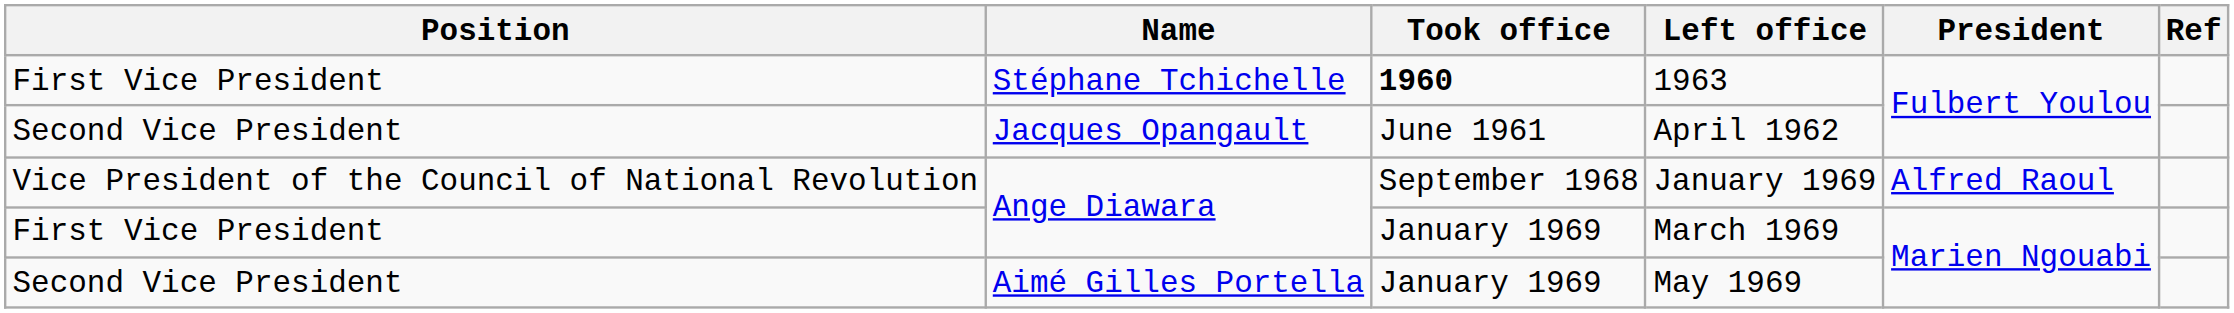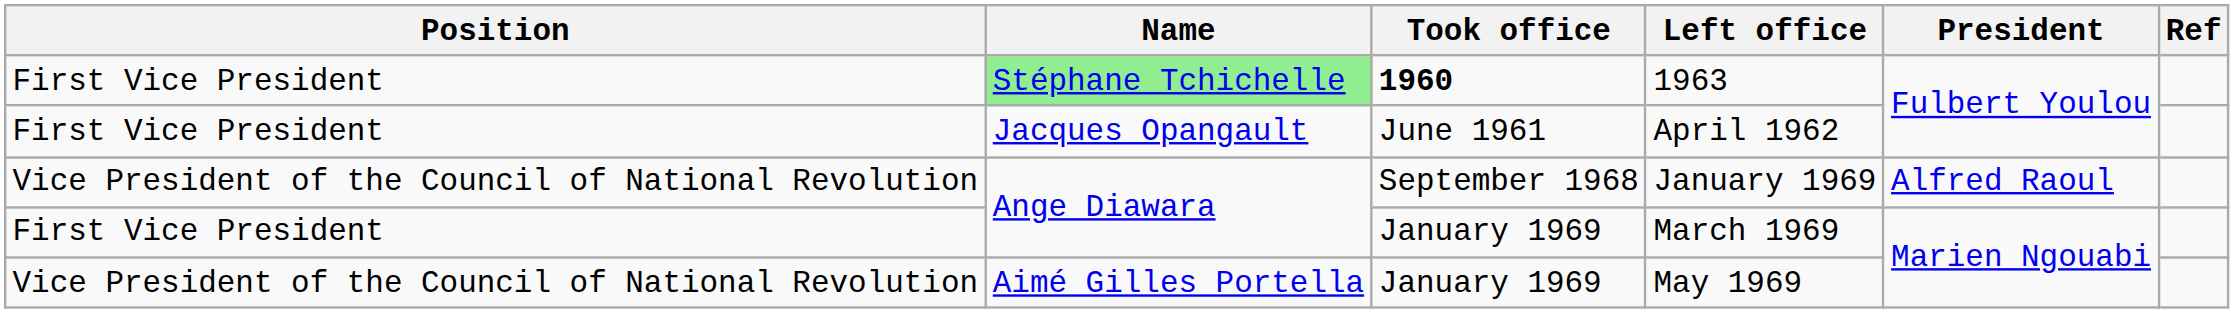(1169, 81) no background -> (1169, 81) lightgreen background
(208, 131) Second Vice President -> (198, 131) First Vice President
(208, 283) Second Vice President -> (495, 283) Vice President of the Council of National Revolution
